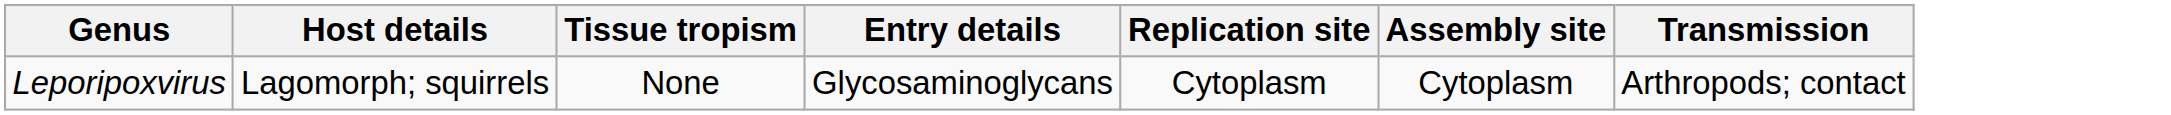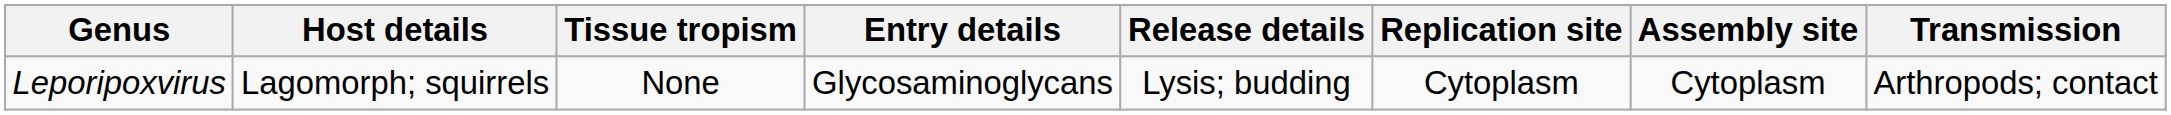+ column: (1247, 30)
